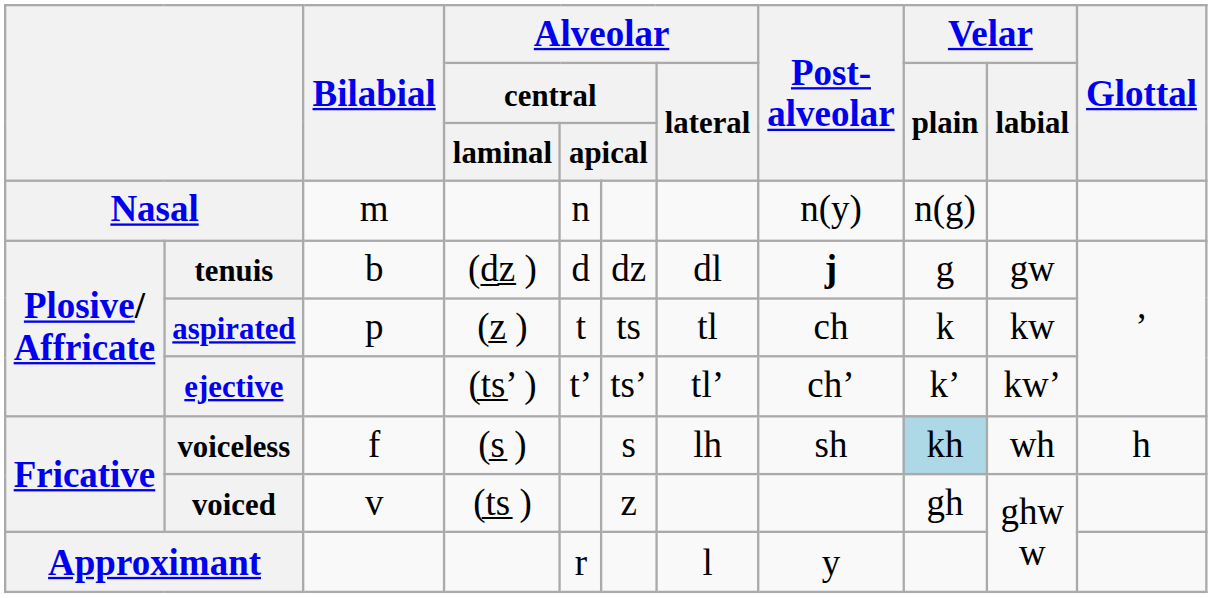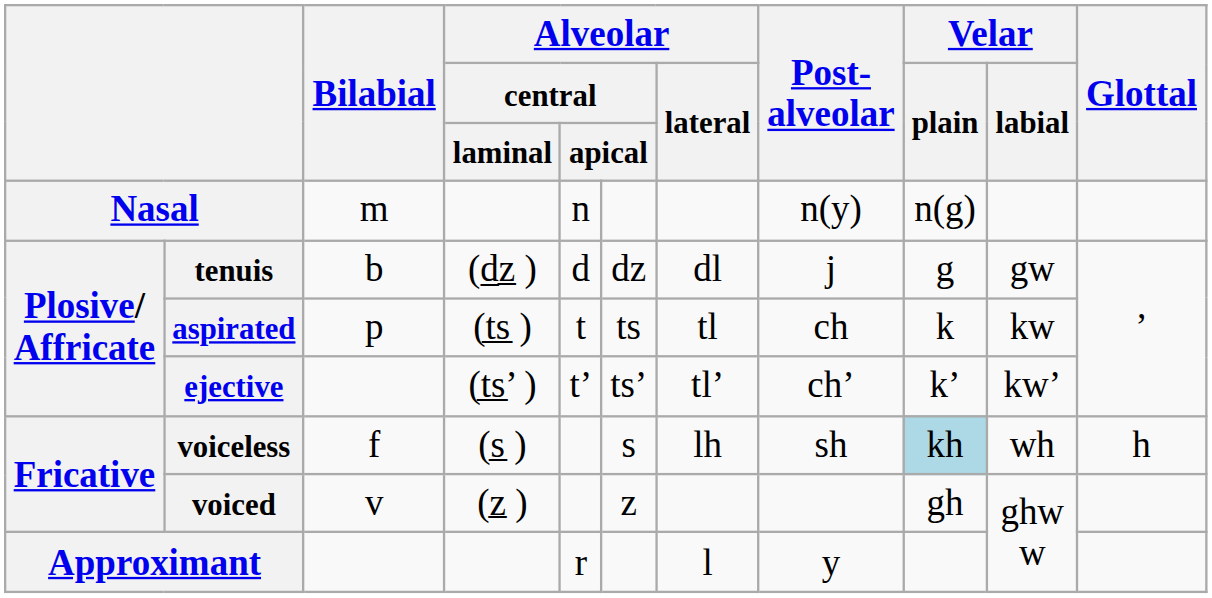(831, 268) bold -> (831, 268) normal
(502, 326) (z̲ ) -> (502, 326) (t̲s̲ )
(502, 502) (t̲s̲ ) -> (502, 502) (z̲ )
